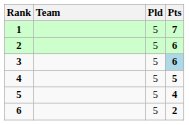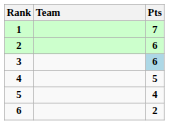- column: (155, 12)
